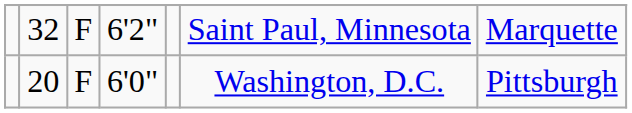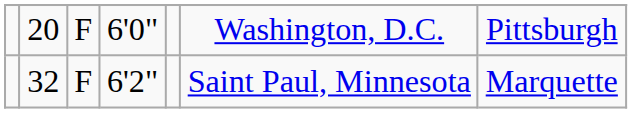rows swapped: (43, 81) <-> (43, 30)
